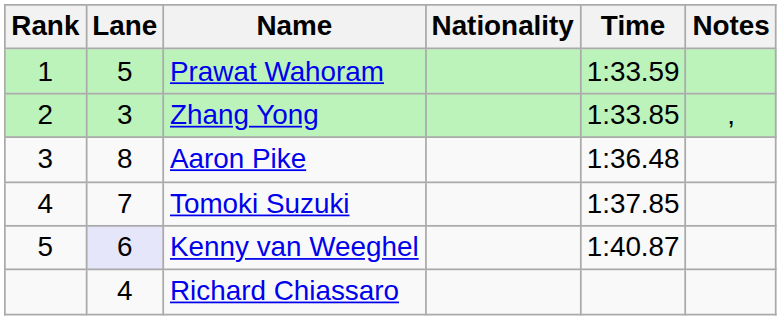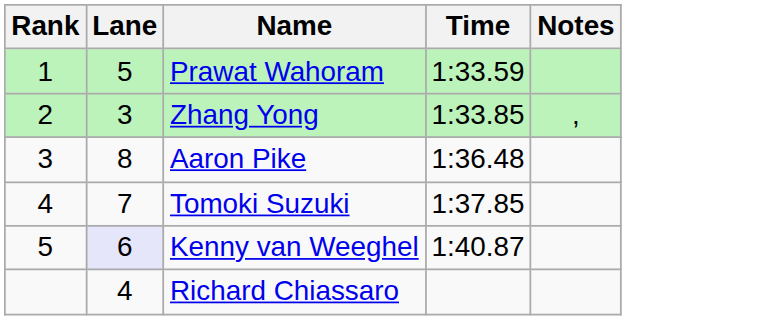- column: (503, 26)
